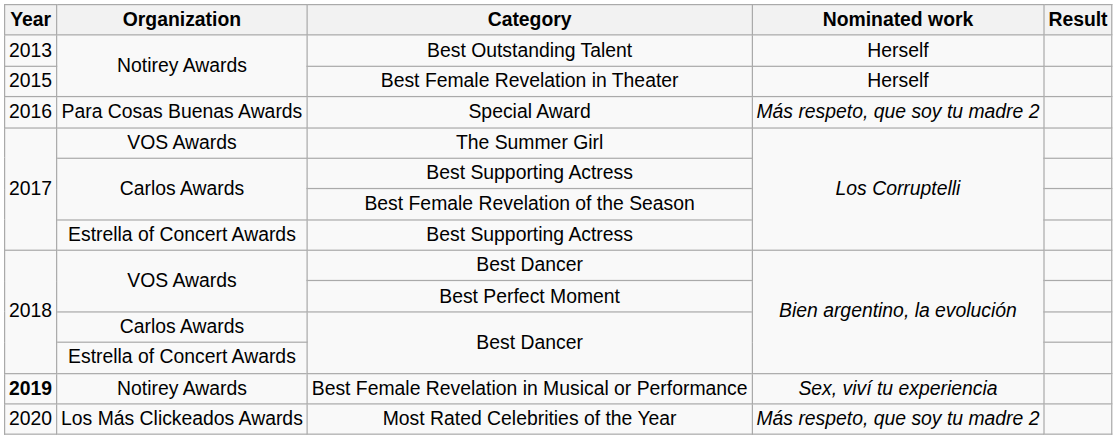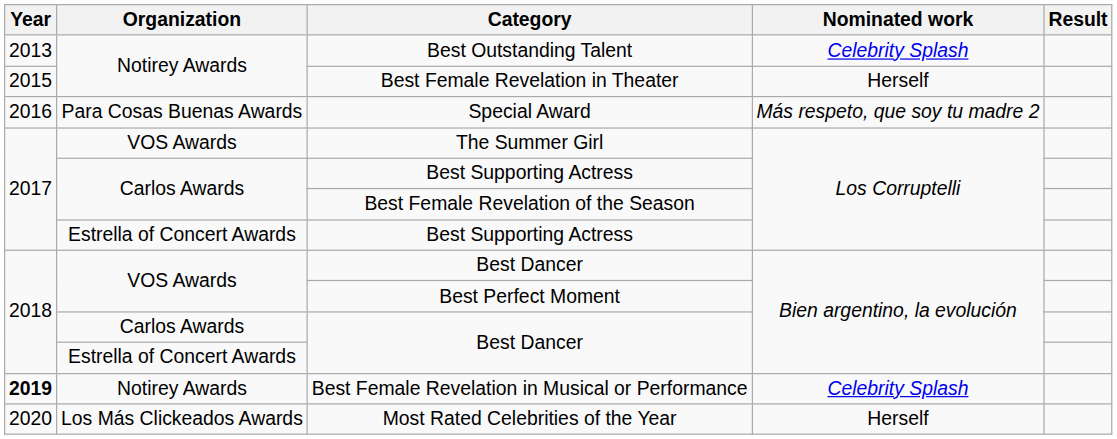(898, 50) Herself -> (898, 50) Celebrity Splash
(898, 388) Sex, viví tu experiencia -> (898, 388) Celebrity Splash
(898, 419) Más respeto, que soy tu madre 2 -> (898, 419) Herself
